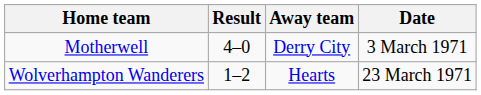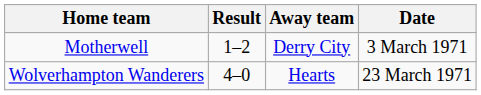(237, 47) 4–0 -> (237, 47) 1–2
(237, 75) 1–2 -> (237, 75) 4–0
